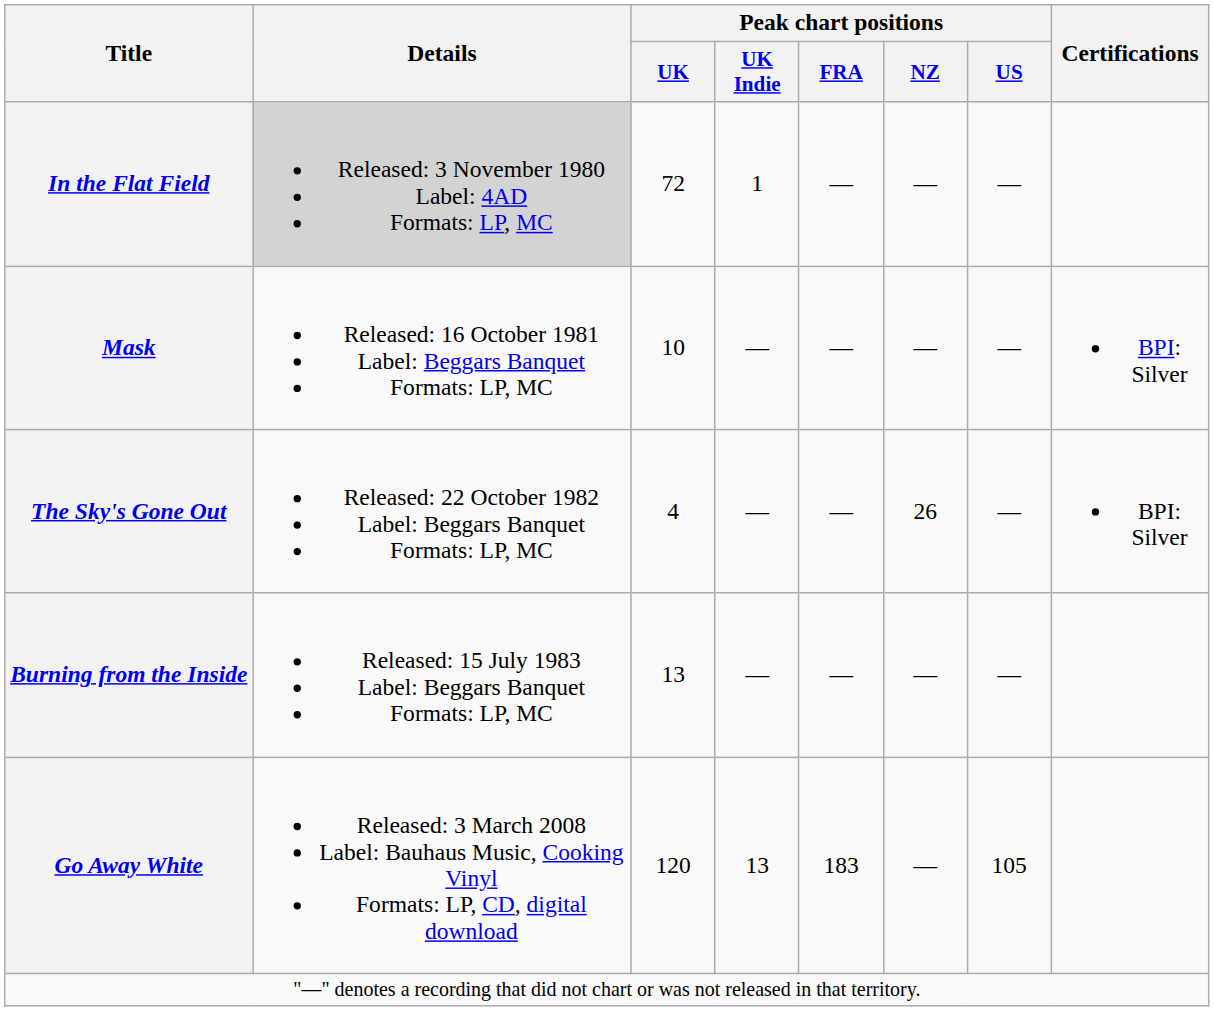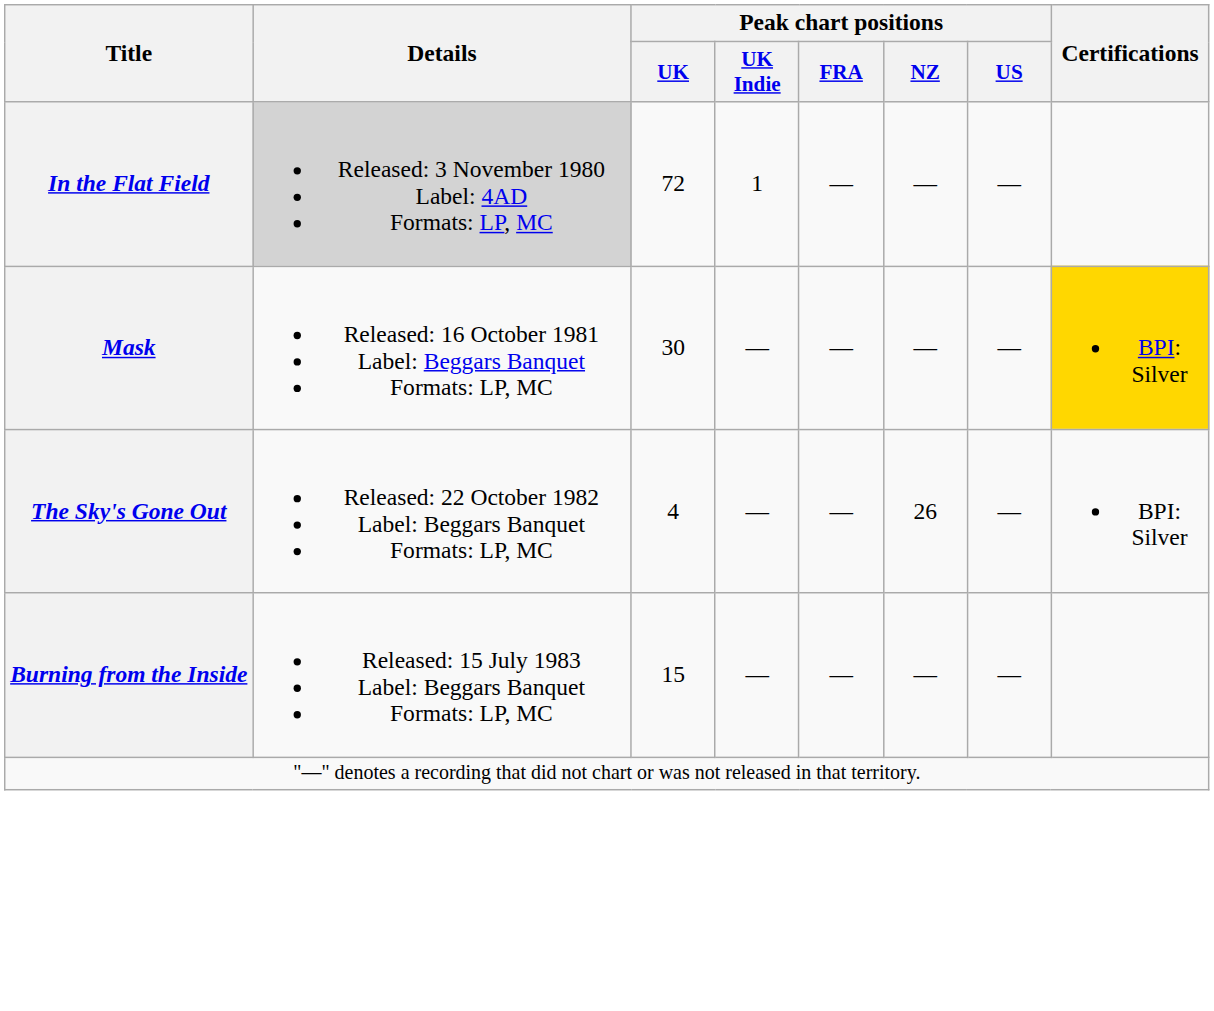(673, 347) 10 -> (673, 347) 30
(1130, 361) no background -> (1130, 361) gold background
(673, 674) 13 -> (673, 674) 15
- row: (129, 864)
